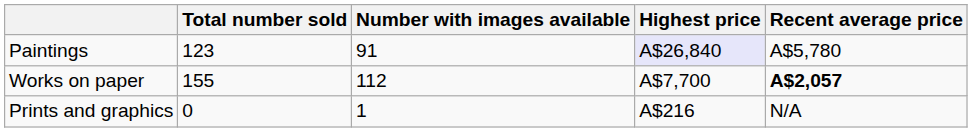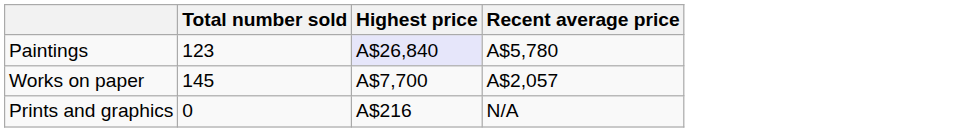- column: (493, 19)
(198, 80) 155 -> (198, 80) 145
(806, 80) bold -> (522, 80) normal
